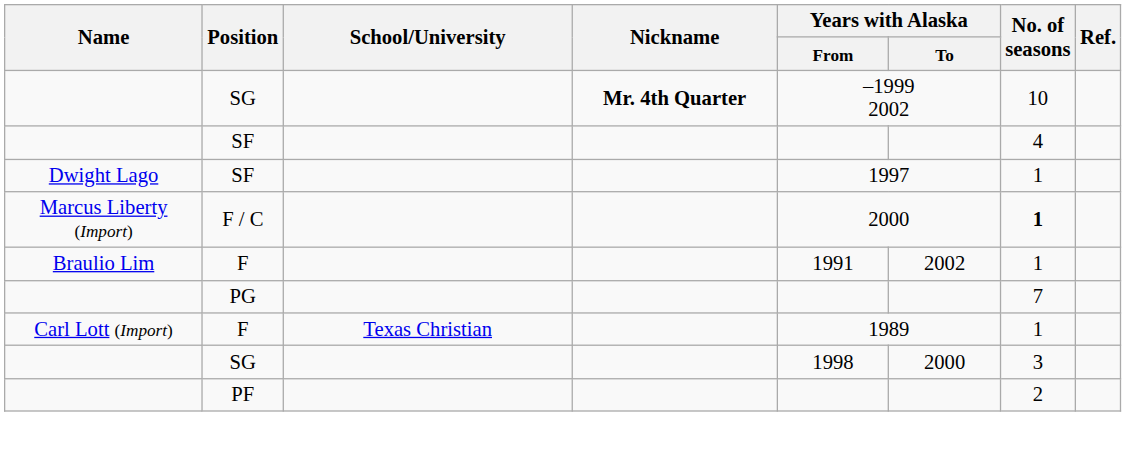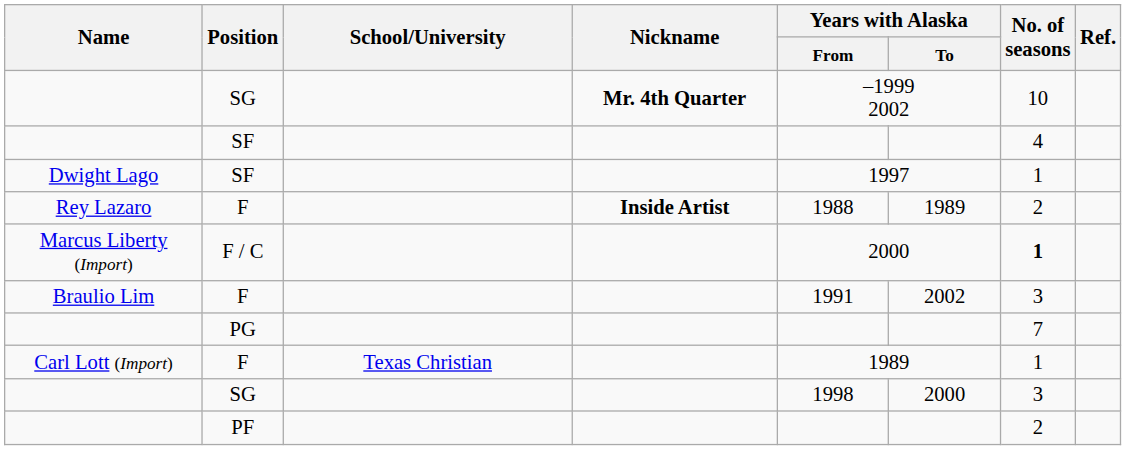+ row: (104, 207)
(1038, 263) 1 -> (1038, 296) 3
